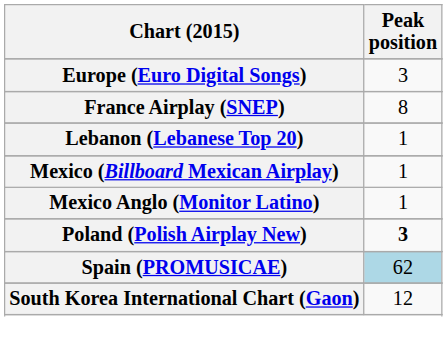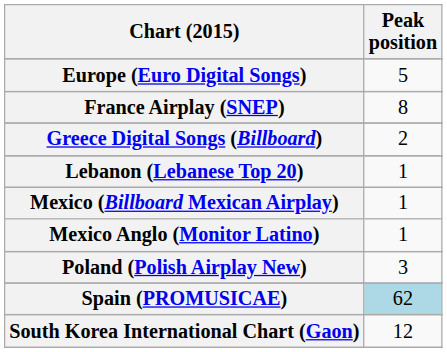(403, 75) 3 -> (403, 75) 5
+ row: (184, 139)
(403, 235) bold -> (403, 266) normal
